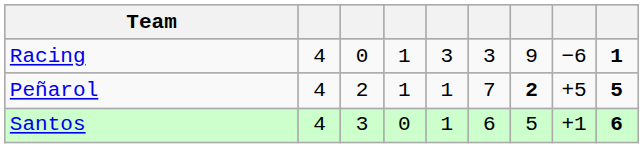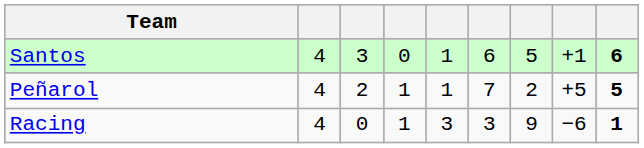rows swapped: (48, 125) <-> (48, 56)
(532, 91) bold -> (532, 91) normal
